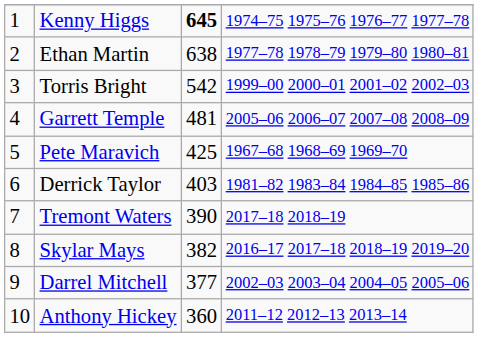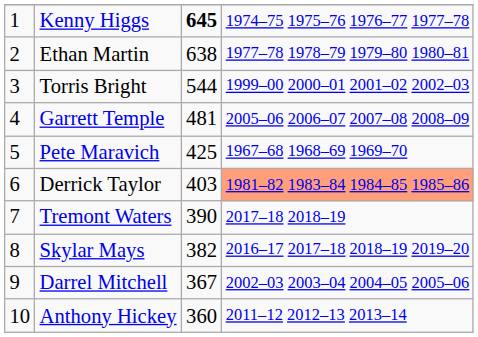(202, 86) 542 -> (202, 86) 544
(347, 184) no background -> (347, 184) lightsalmon background
(202, 282) 377 -> (202, 282) 367
